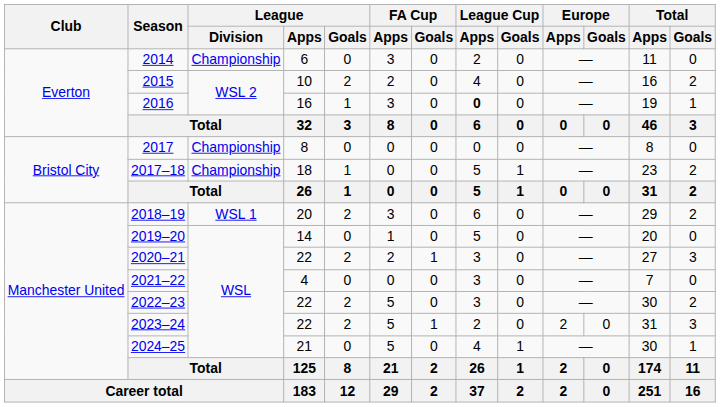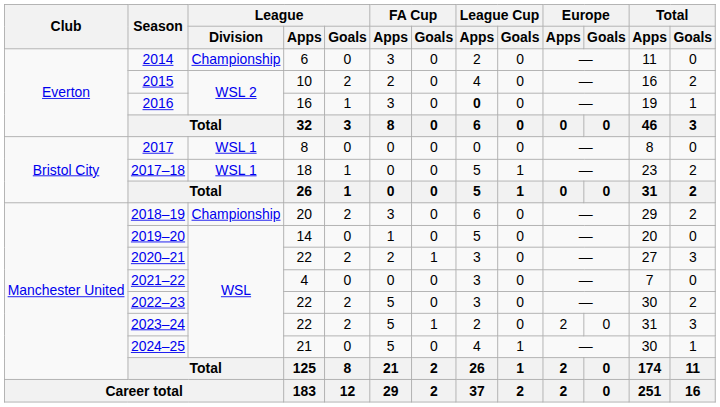(236, 147) Championship -> (236, 147) WSL 1
(236, 170) Championship -> (236, 170) WSL 1
(236, 214) WSL 1 -> (236, 214) Championship
